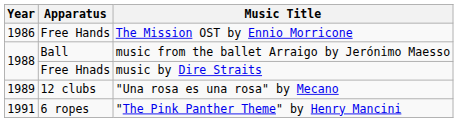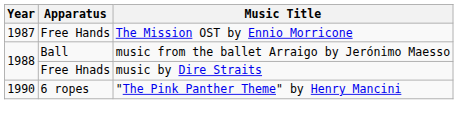(21, 33) 1986 -> (21, 33) 1987
- row: (68, 89)
(21, 108) 1991 -> (21, 89) 1990
